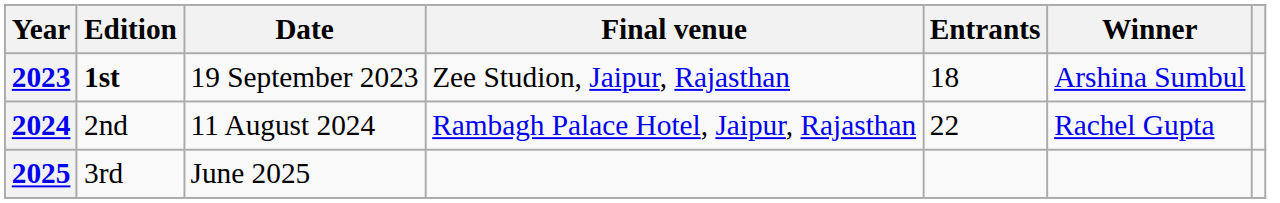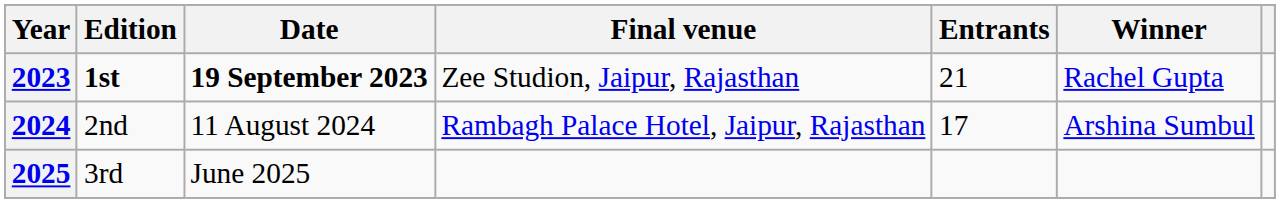(305, 77) normal -> (309, 77) bold
(944, 77) 18 -> (954, 77) 21
(1150, 77) Arshina Sumbul -> (1144, 77) Rachel Gupta
(944, 125) 22 -> (954, 125) 17
(1134, 125) Rachel Gupta -> (1159, 125) Arshina Sumbul
